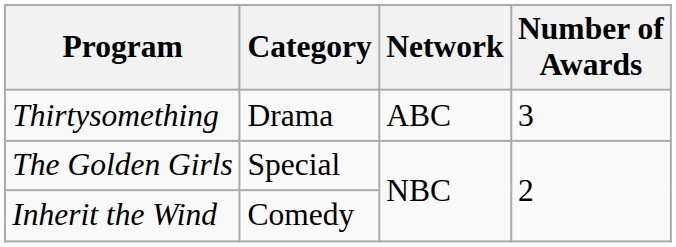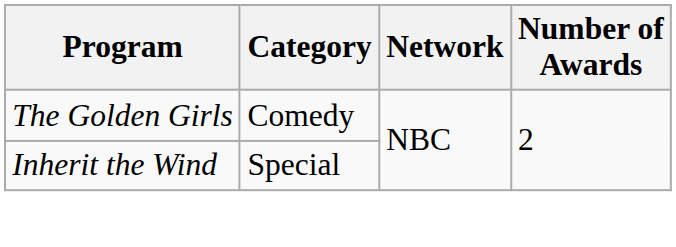- row: (116, 114)
(294, 164) Special -> (301, 114) Comedy
(301, 214) Comedy -> (294, 164) Special
